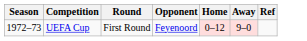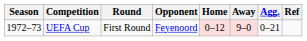+ column: (270, 12)
